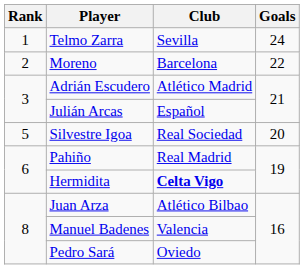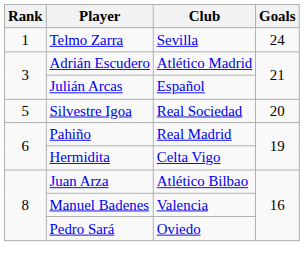- row: (73, 63)
(190, 181) bold -> (189, 157) normal
